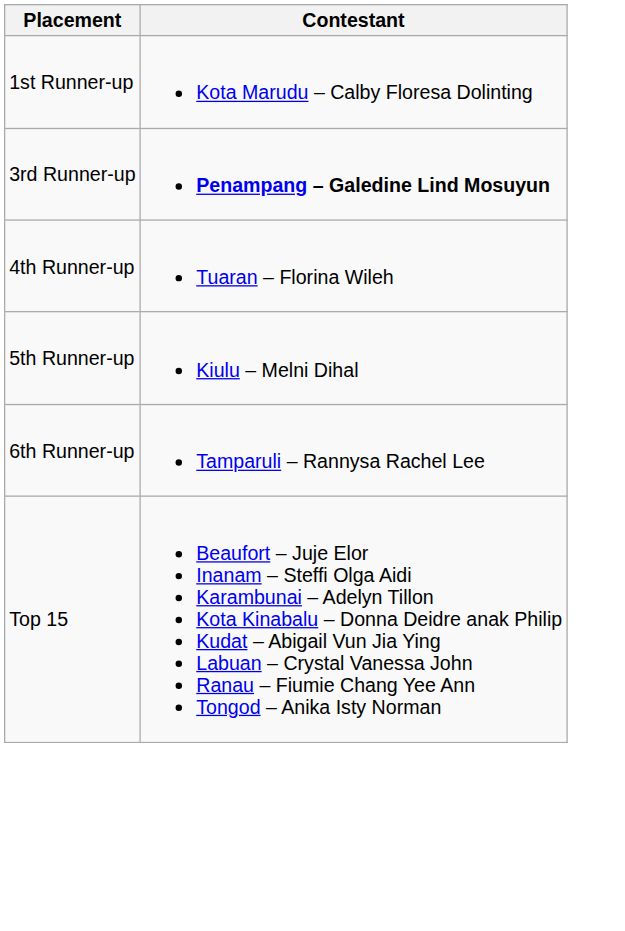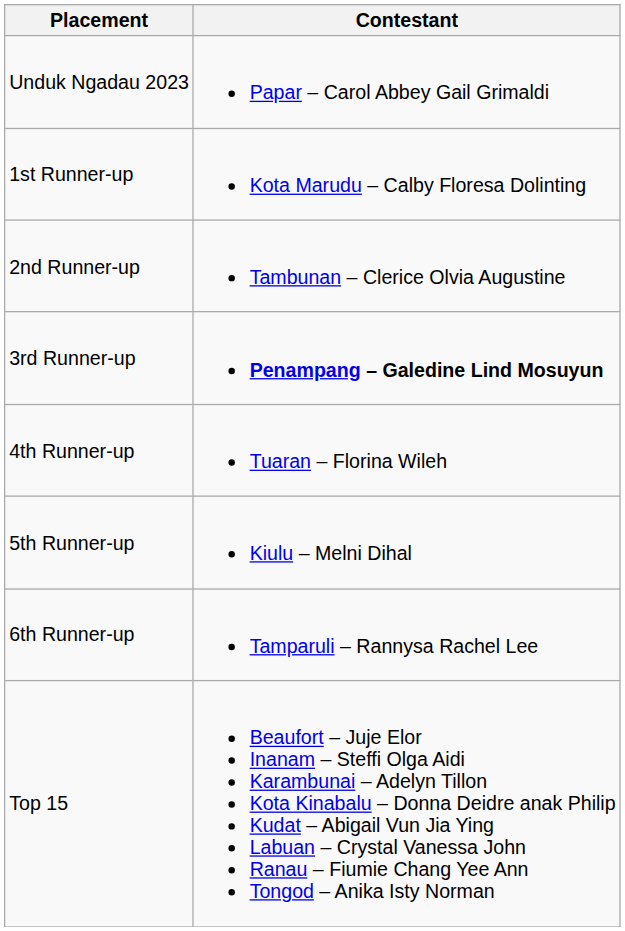+ row: (99, 82)
+ row: (75, 266)
